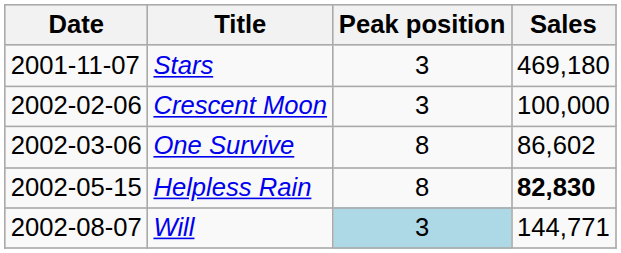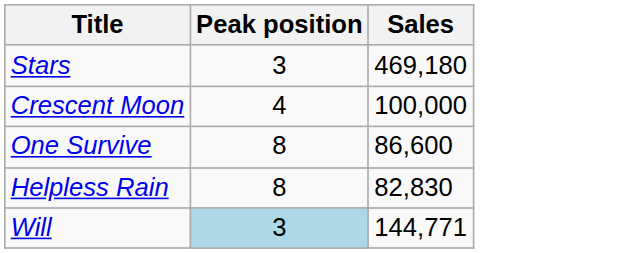- column: (76, 24)
(422, 106) 3 -> (279, 106) 4
(556, 146) 86,602 -> (414, 146) 86,600
(556, 187) bold -> (414, 187) normal
